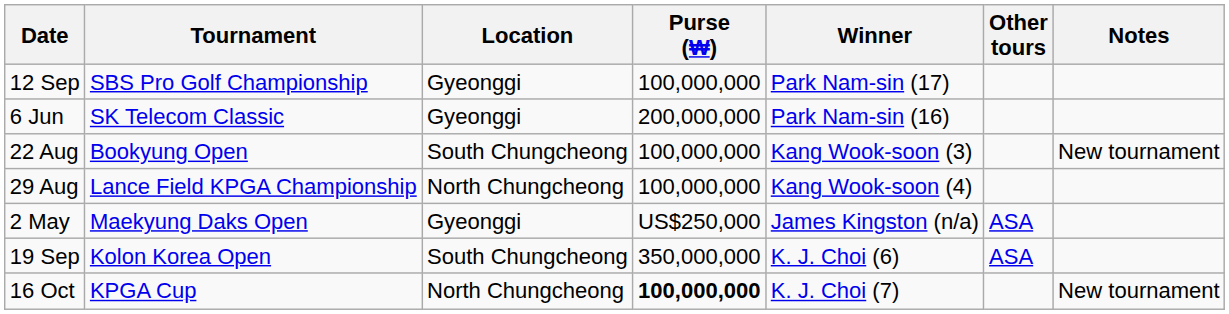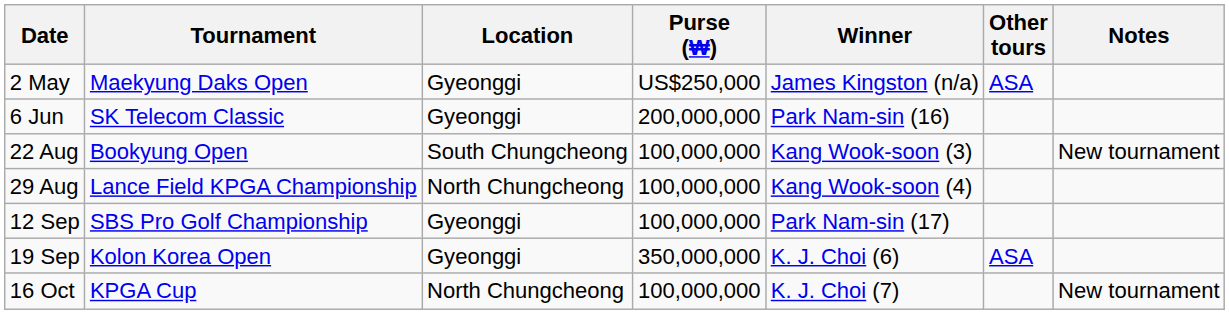rows swapped: (40, 221) <-> (45, 82)
(527, 256) South Chungcheong -> (474, 256) Gyeonggi
(699, 291) bold -> (699, 291) normal
